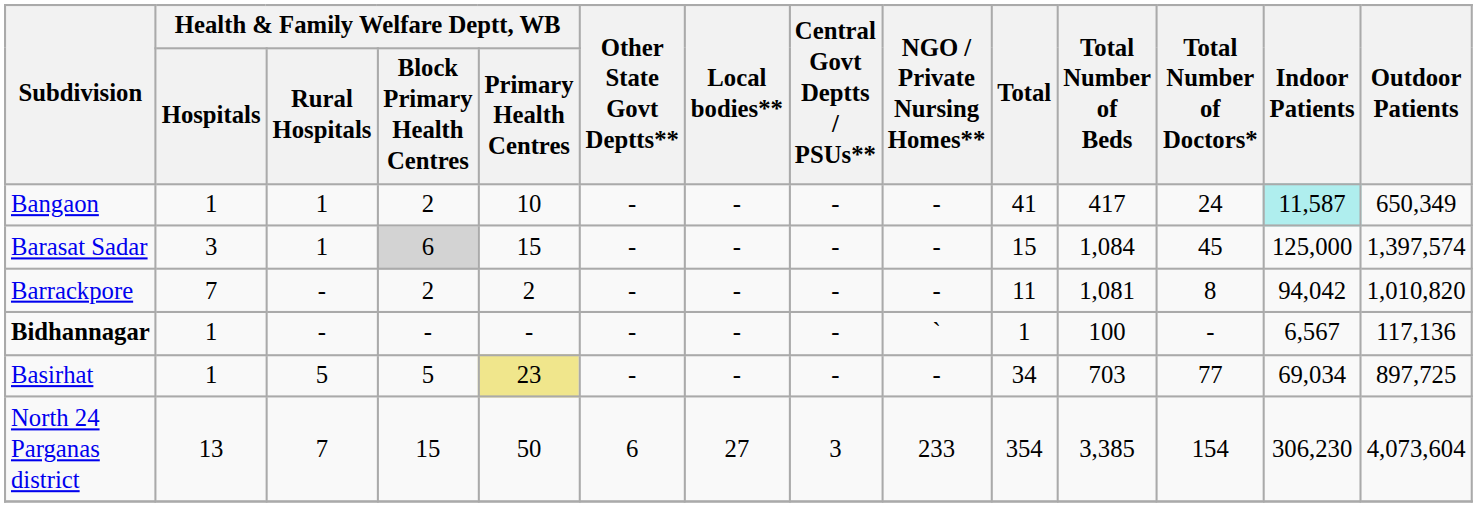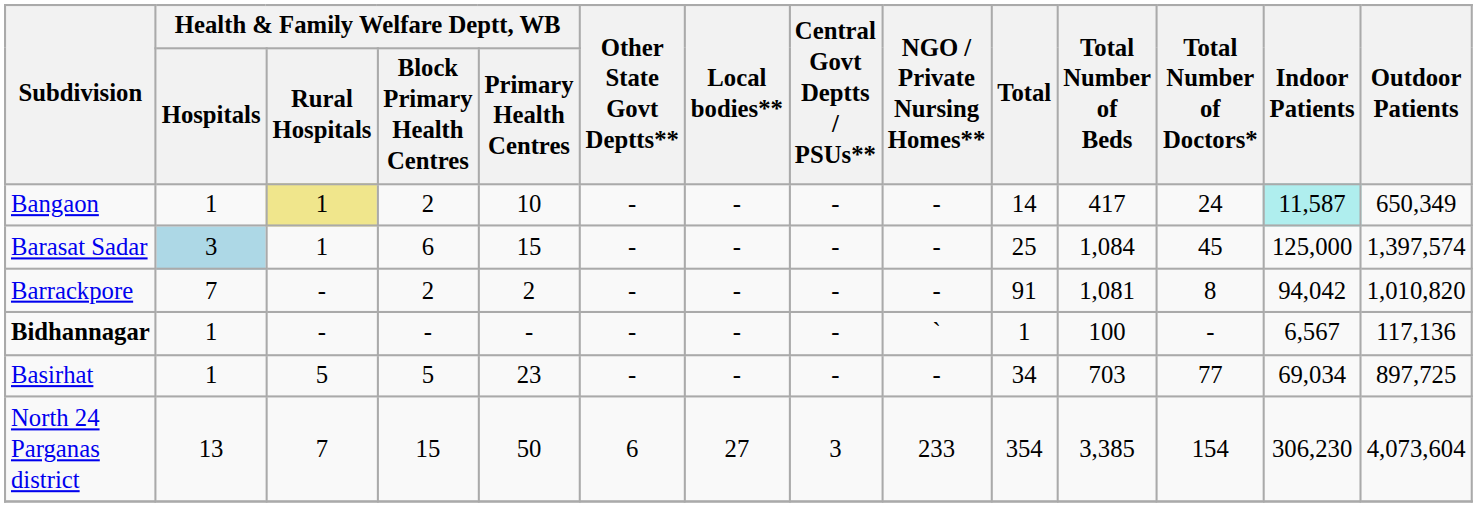(322, 204) no background -> (322, 204) khaki background
(1024, 204) 41 -> (1024, 204) 14
(211, 247) no background -> (211, 247) lightblue background
(428, 247) lightgrey background -> (428, 247) no background
(1024, 247) 15 -> (1024, 247) 25
(1024, 289) 11 -> (1024, 289) 91
(529, 375) khaki background -> (529, 375) no background
